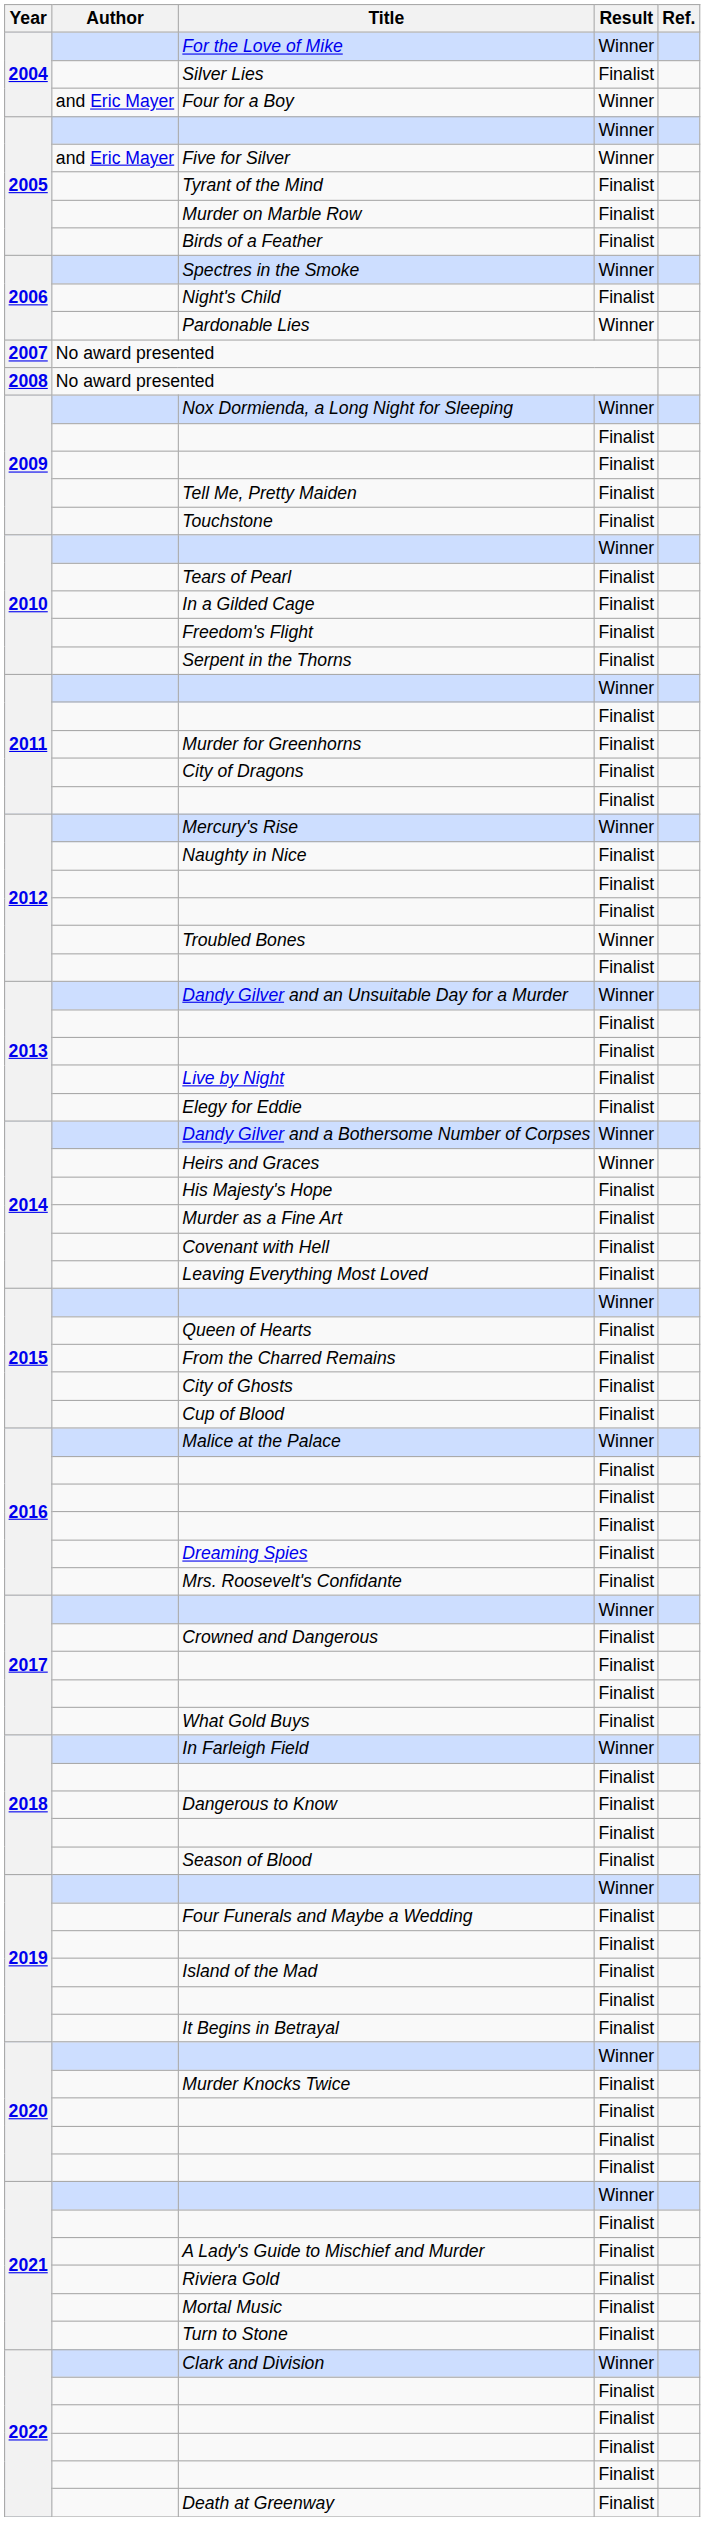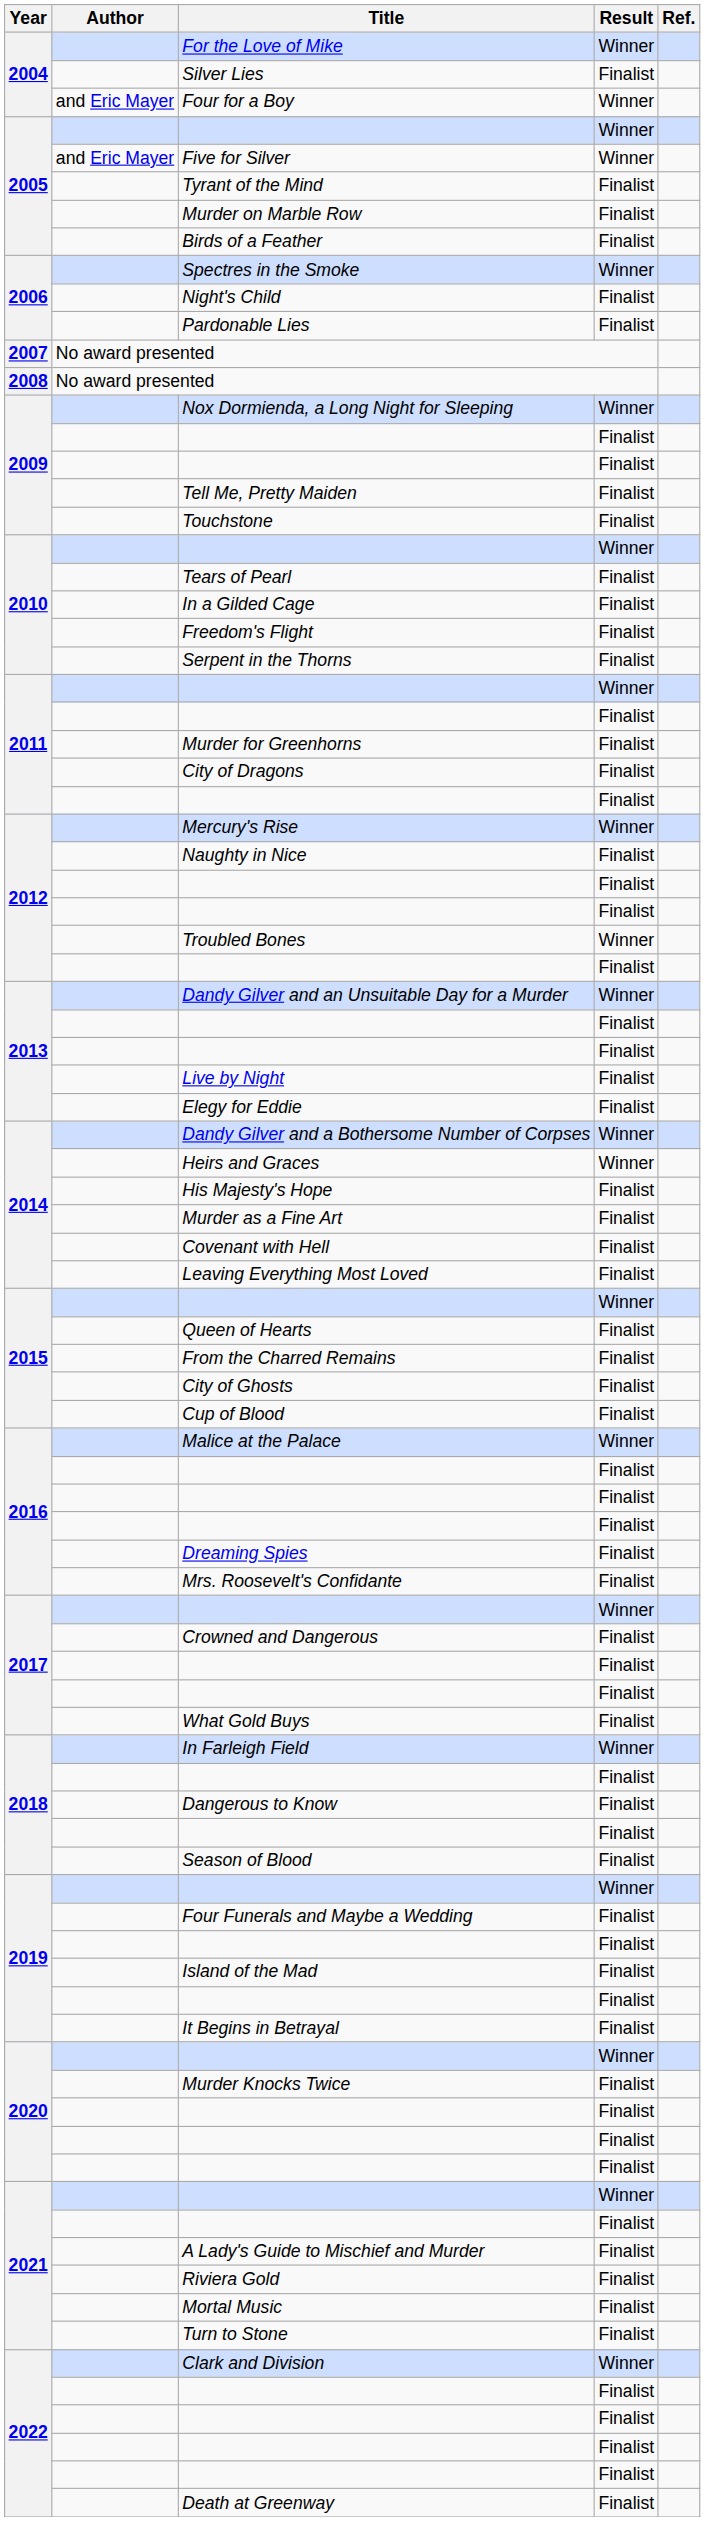(626, 325) Winner -> (626, 325) Finalist
